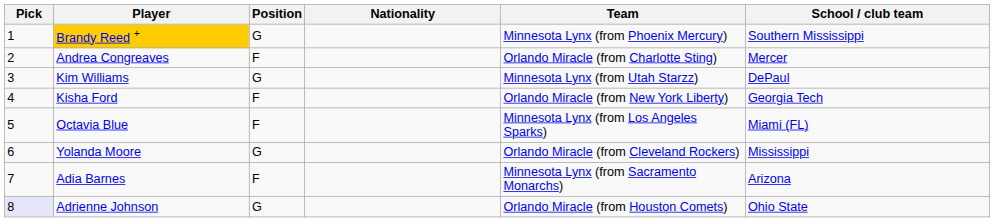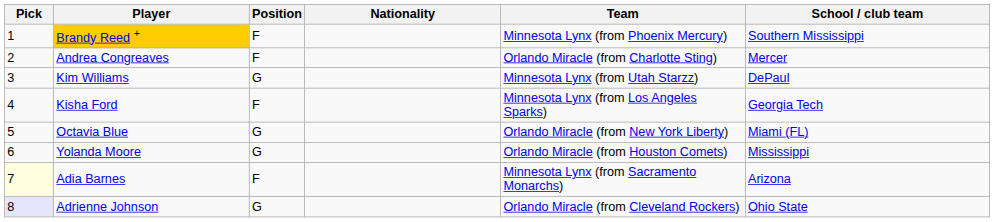(257, 36) G -> (256, 36) F
(616, 98) Orlando Miracle (from New York Liberty) -> (600, 105) Minnesota Lynx (from Los Angeles Sparks)
(256, 125) F -> (257, 132) G
(600, 125) Minnesota Lynx (from Los Angeles Sparks) -> (616, 132) Orlando Miracle (from New York Liberty)
(622, 152) Orlando Miracle (from Cleveland Rockers) -> (616, 152) Orlando Miracle (from Houston Comets)
(11, 179) no background -> (11, 179) lightyellow background
(616, 206) Orlando Miracle (from Houston Comets) -> (622, 206) Orlando Miracle (from Cleveland Rockers)
